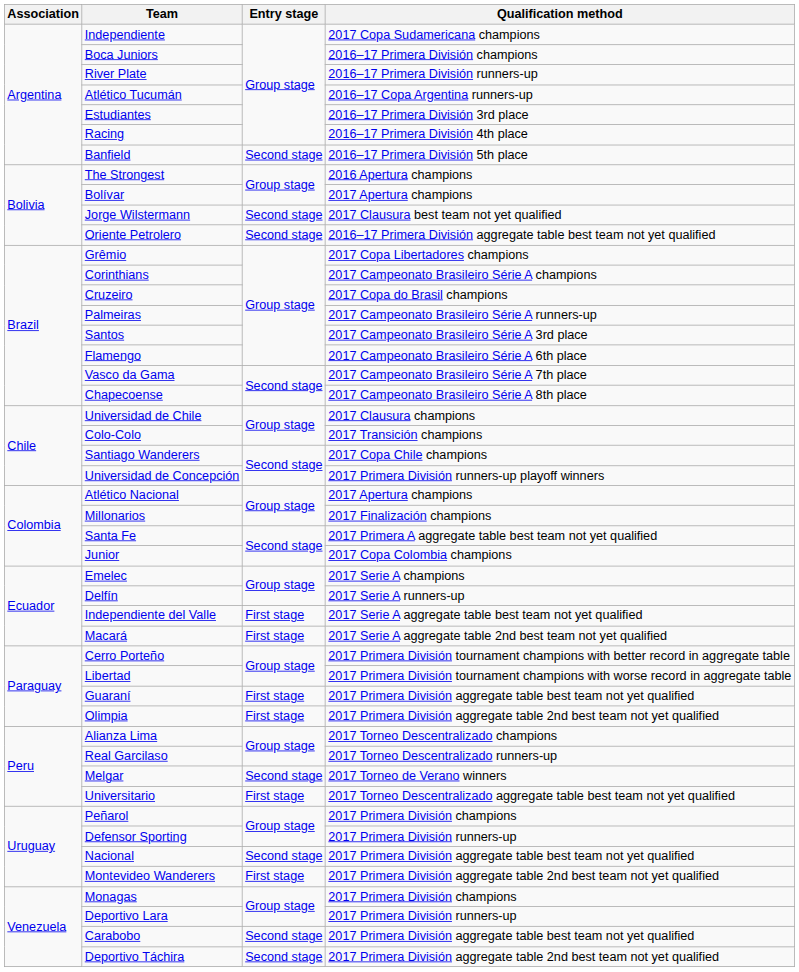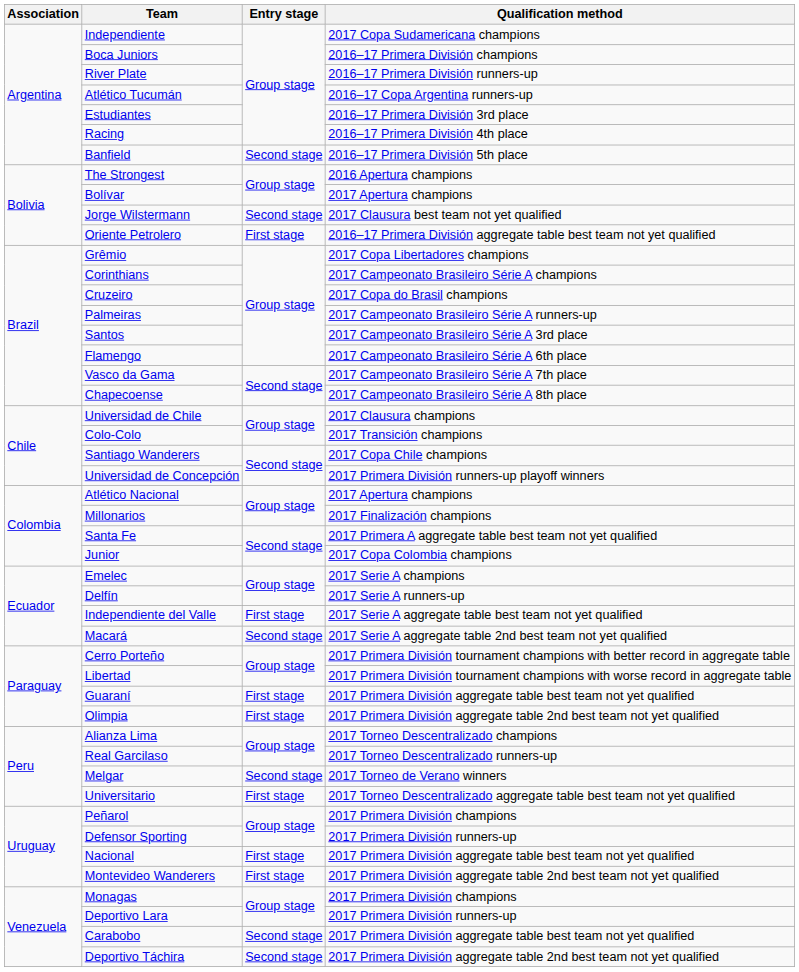(284, 235) Second stage -> (275, 235) First stage
(275, 635) First stage -> (284, 635) Second stage
(284, 856) Second stage -> (275, 856) First stage
